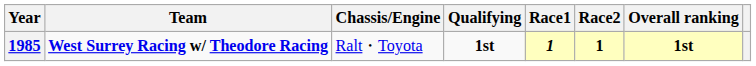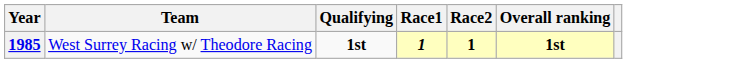- column: (388, 18)
(188, 45) bold -> (180, 44) normal
